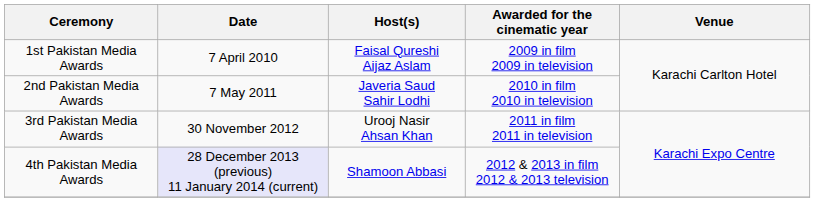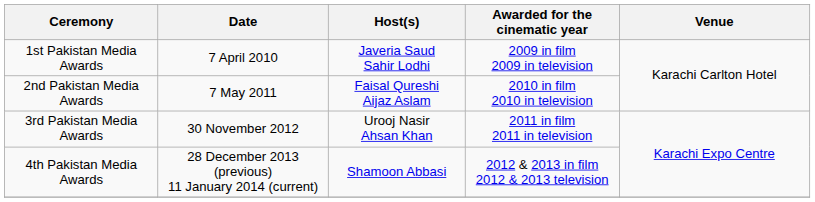(397, 57) Faisal Qureshi Aijaz Aslam -> (397, 57) Javeria Saud Sahir Lodhi
(397, 93) Javeria Saud Sahir Lodhi -> (397, 93) Faisal Qureshi Aijaz Aslam
(243, 171) lavender background -> (243, 171) no background
